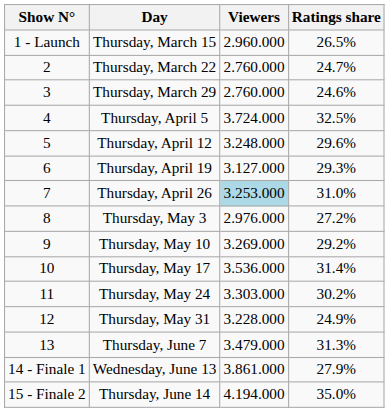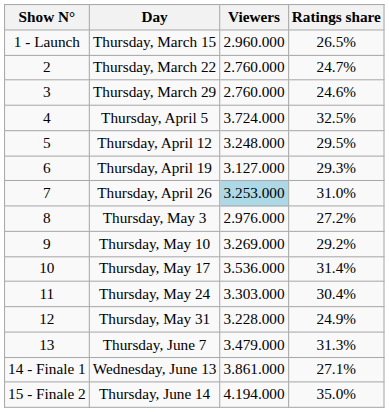(336, 143) 29.6% -> (336, 143) 29.5%
(336, 294) 30.2% -> (336, 294) 30.4%
(336, 369) 27.9% -> (336, 369) 27.1%
